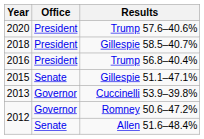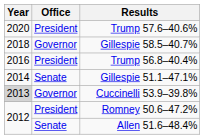(56, 45) President -> (56, 45) Governor
(18, 77) 2015 -> (18, 77) 2014
(18, 93) no background -> (18, 93) lightgrey background
(56, 110) Governor -> (56, 110) President
